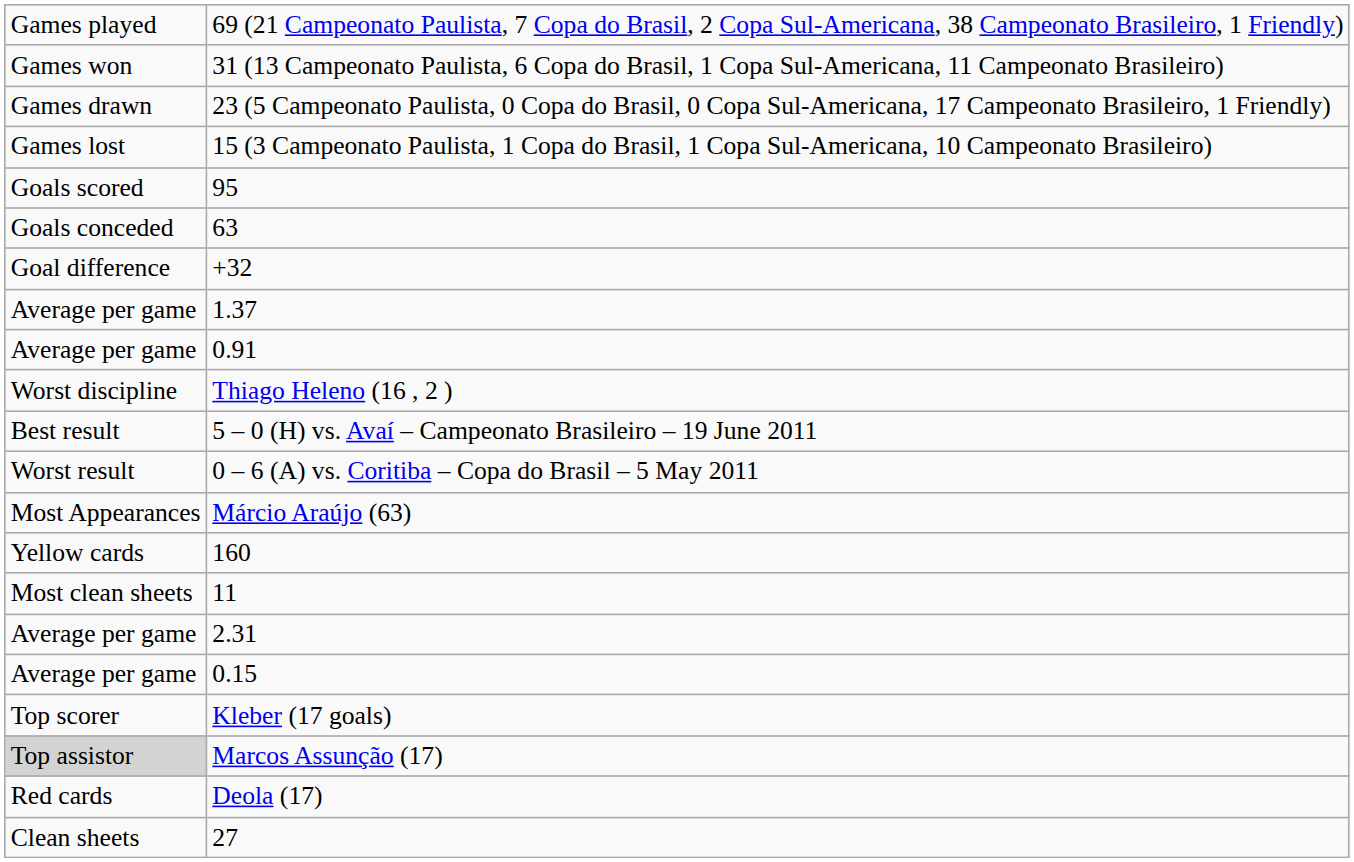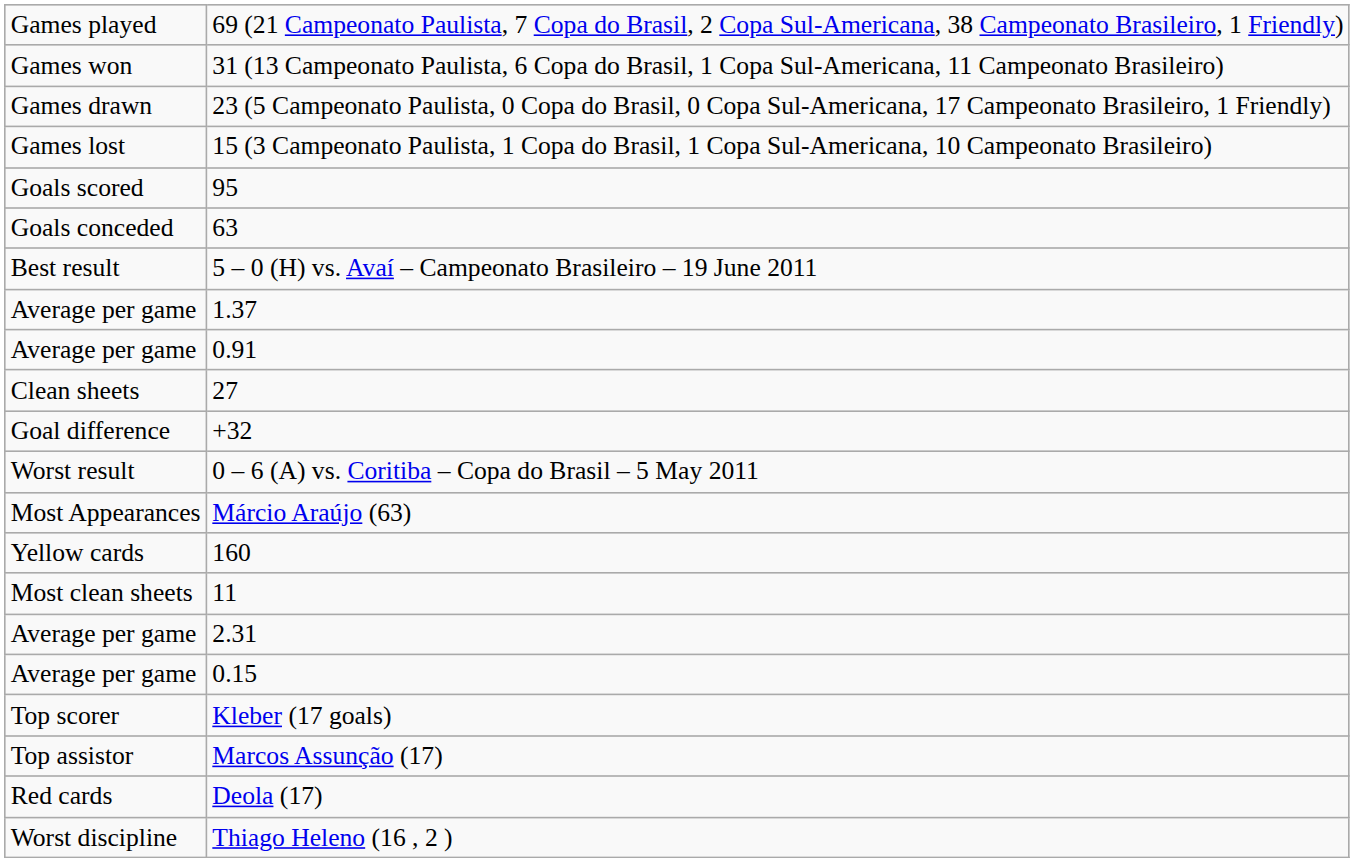rows swapped: (232, 268) <-> (515, 430)
rows swapped: (225, 836) <-> (332, 390)
(72, 755) lightgrey background -> (72, 755) no background
